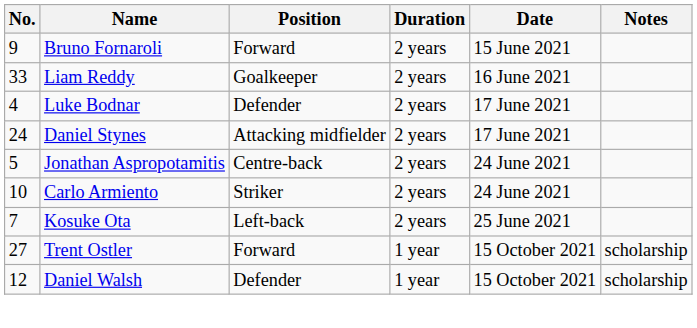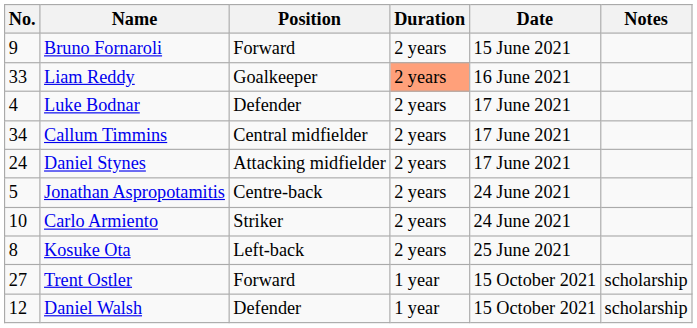(420, 76) no background -> (420, 76) lightsalmon background
+ row: (106, 134)
(13, 221) 7 -> (13, 250) 8
